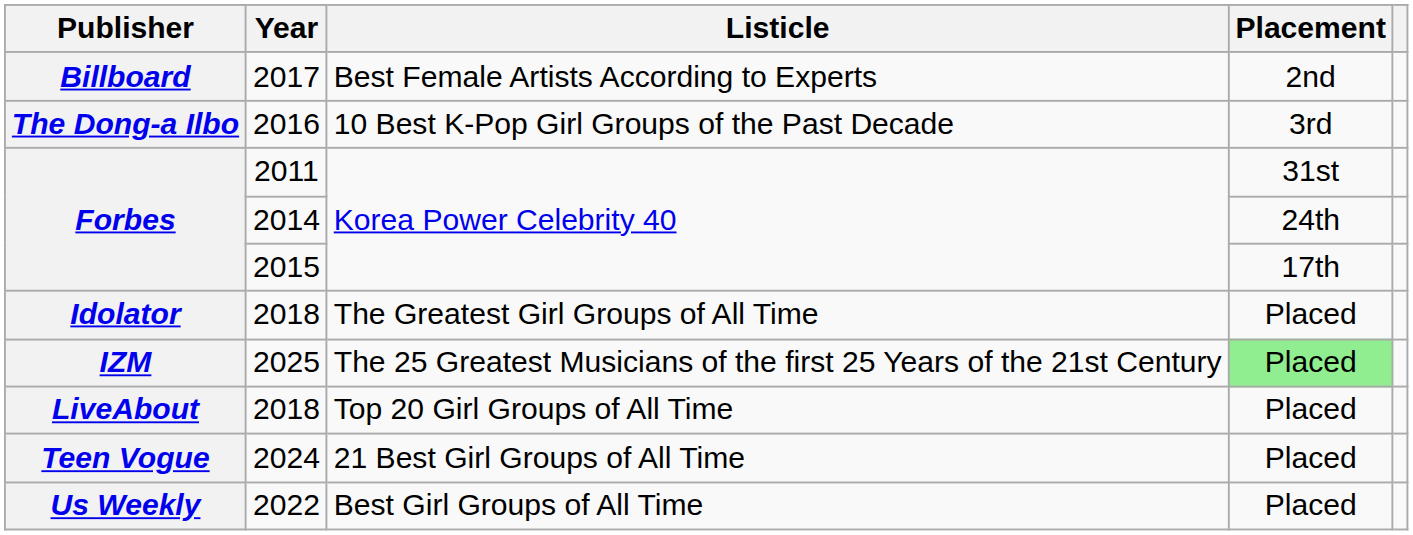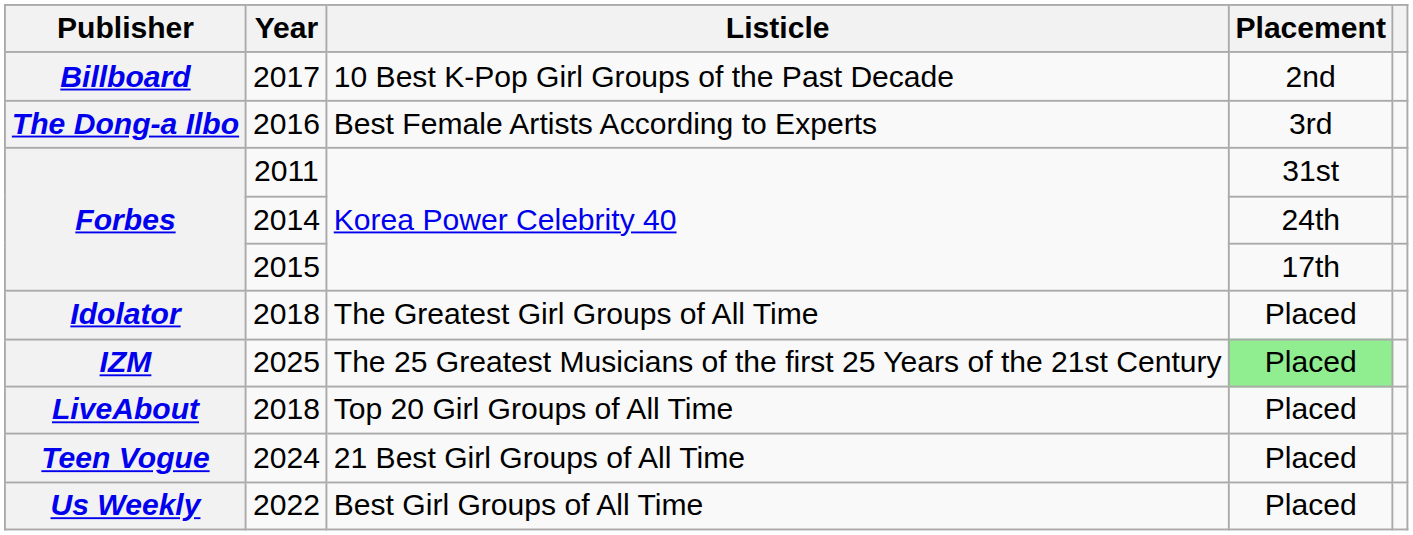(605, 76) Best Female Artists According to Experts -> (644, 76) 10 Best K-Pop Girl Groups of the Past Decade
(644, 123) 10 Best K-Pop Girl Groups of the Past Decade -> (605, 123) Best Female Artists According to Experts
